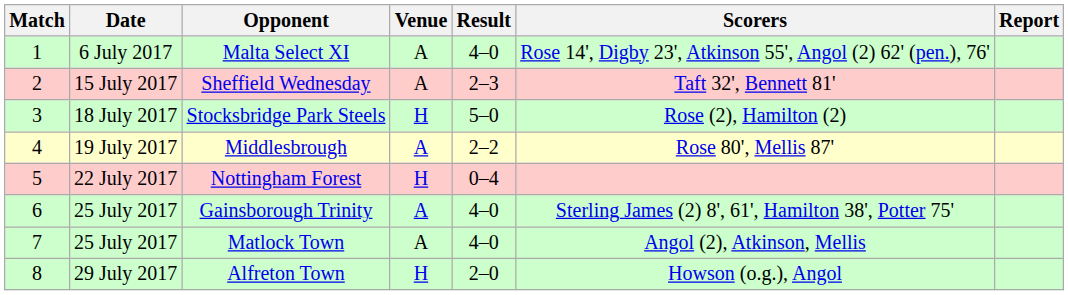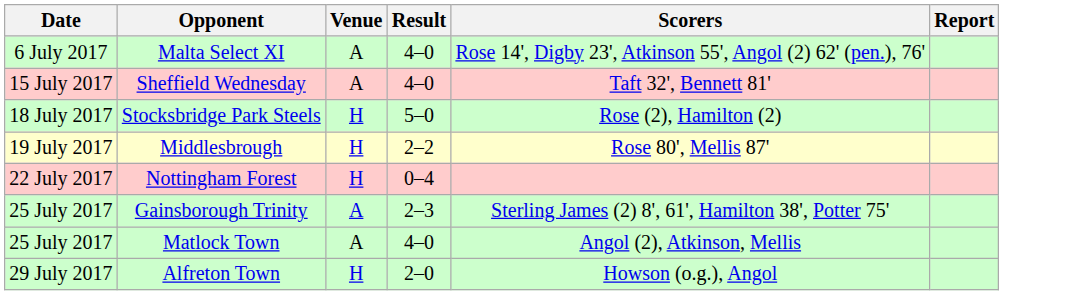- column: (37, 20)
(484, 83) 2–3 -> (419, 83) 4–0
(421, 147) A -> (356, 147) H
(484, 210) 4–0 -> (419, 210) 2–3
